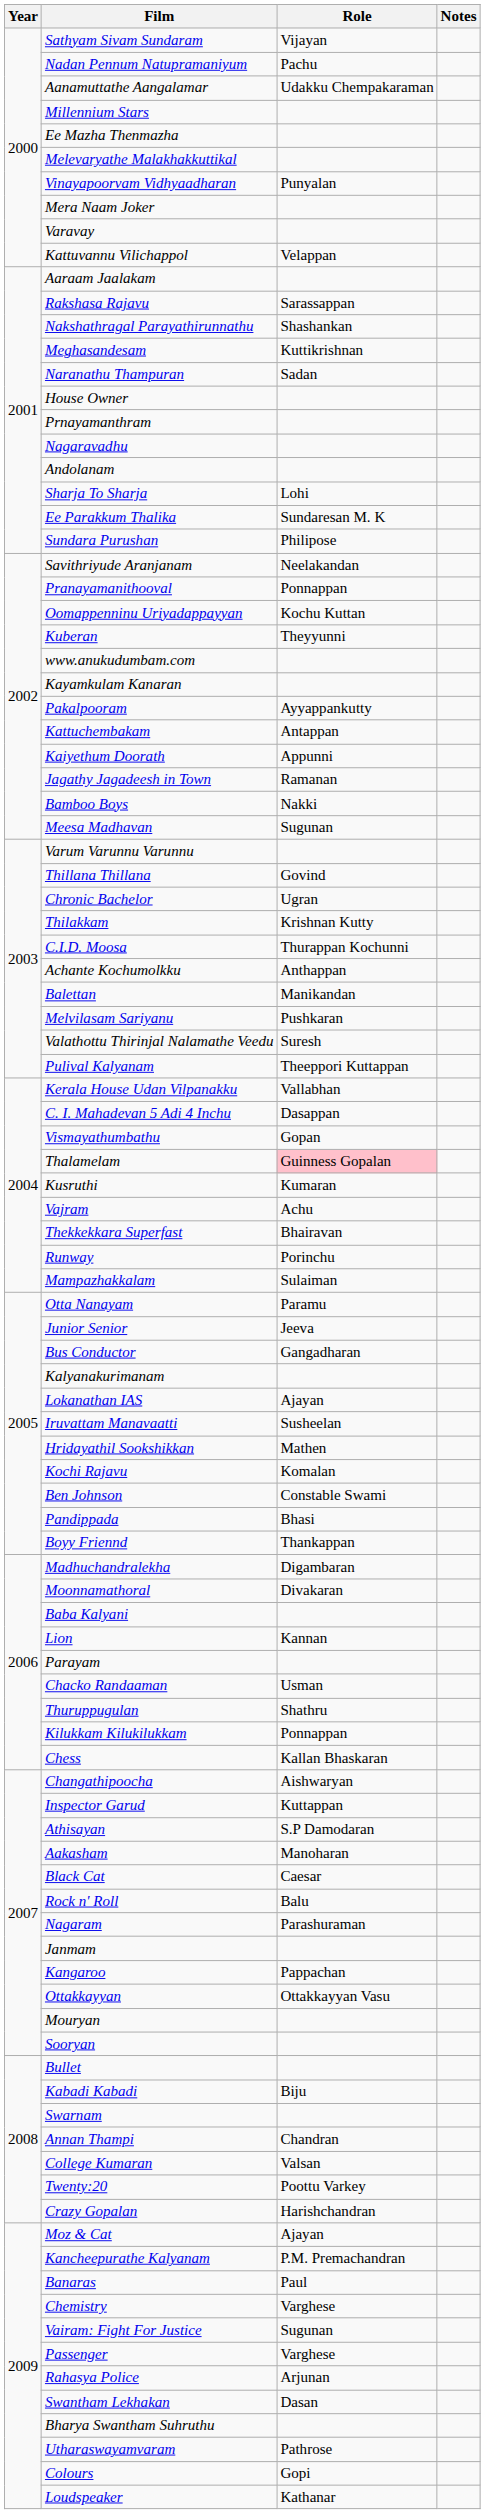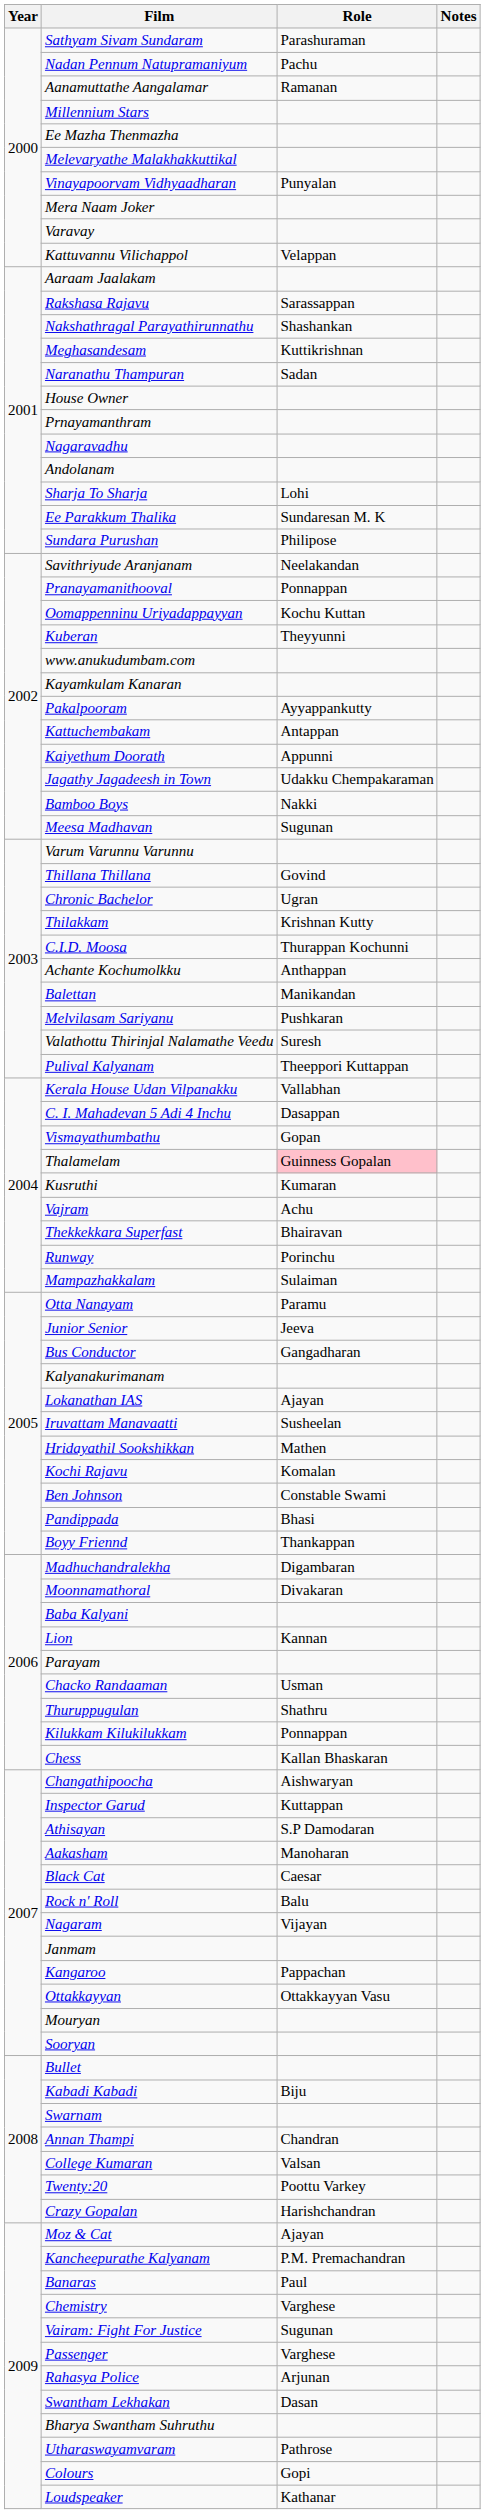(304, 40) Vijayan -> (323, 40) Parashuraman
(357, 87) Udakku Chempakaraman -> (309, 87) Ramanan
(309, 779) Ramanan -> (357, 779) Udakku Chempakaraman
(323, 1924) Parashuraman -> (304, 1924) Vijayan
